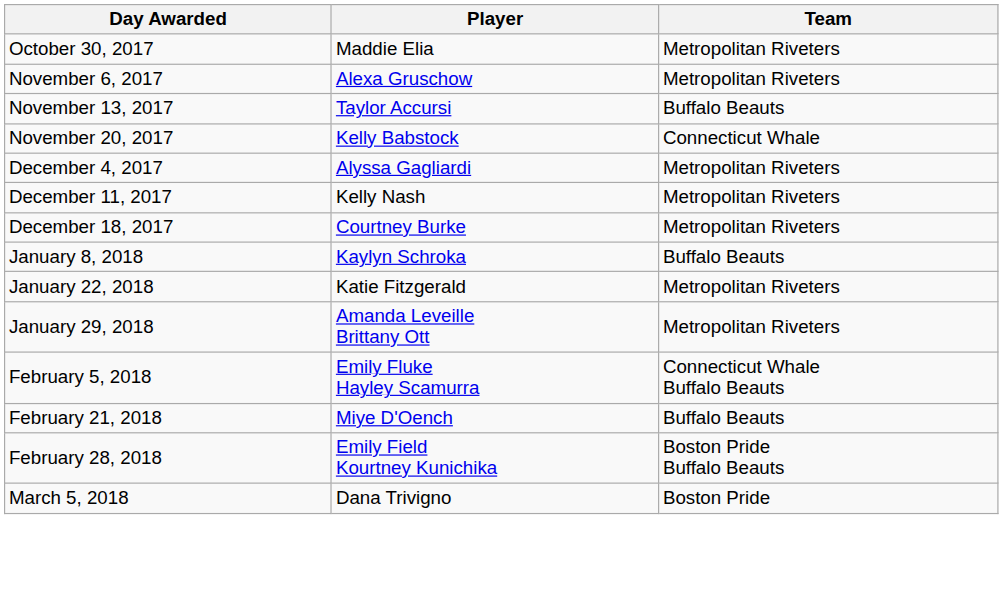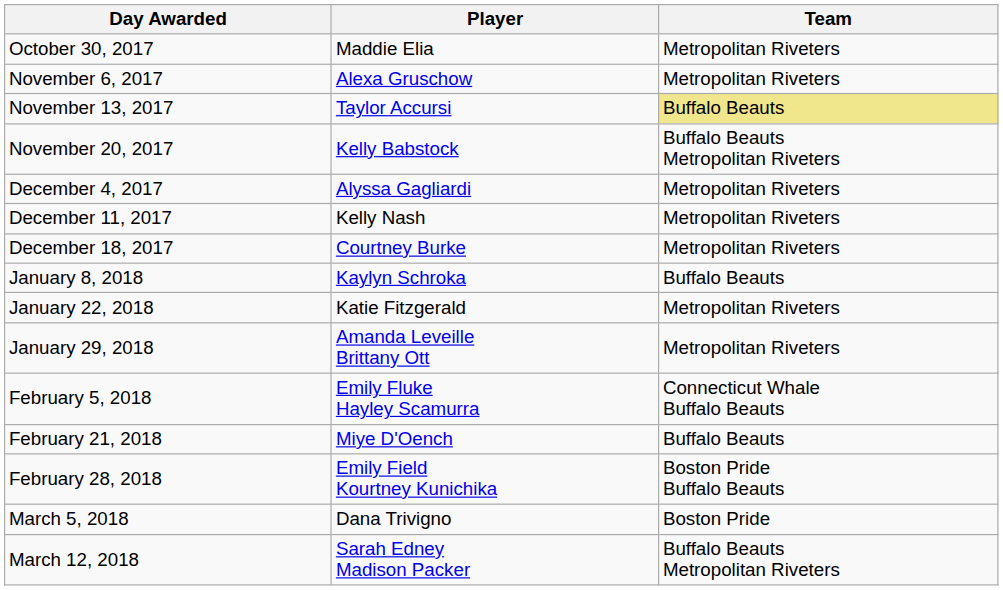(724, 108) no background -> (724, 108) khaki background
(741, 138) Connecticut Whale -> (751, 148) Buffalo Beauts Metropolitan Riveters
+ row: (74, 559)
